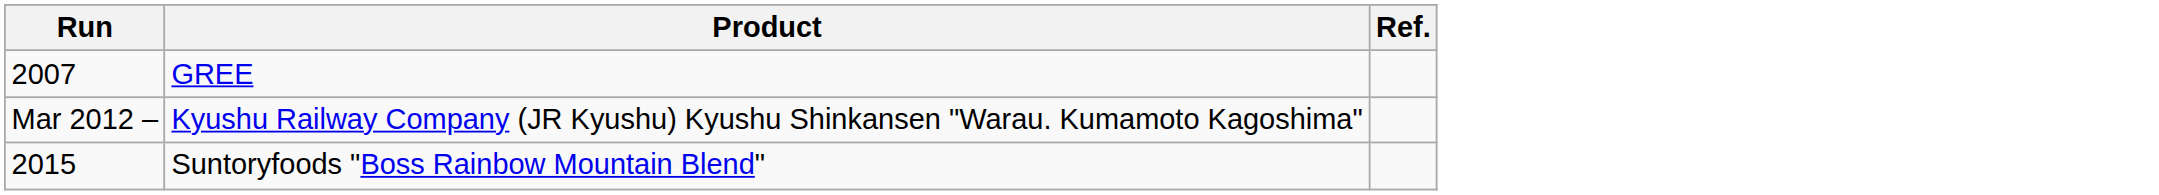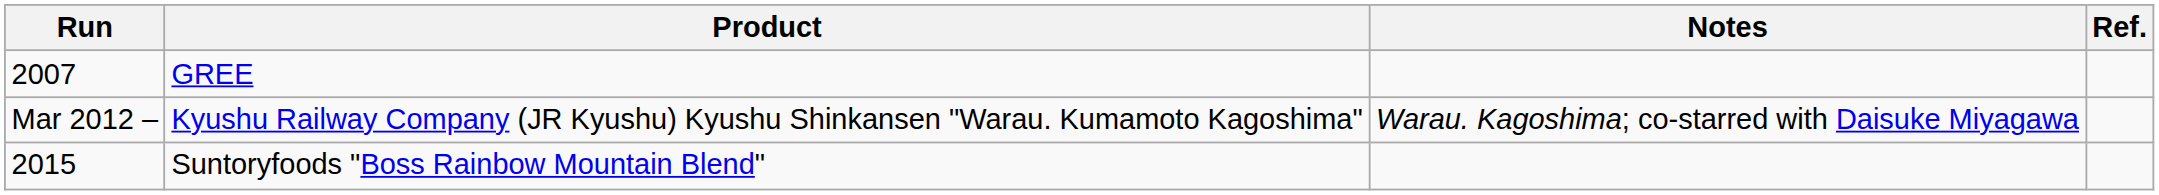+ column: (1728, 27)
